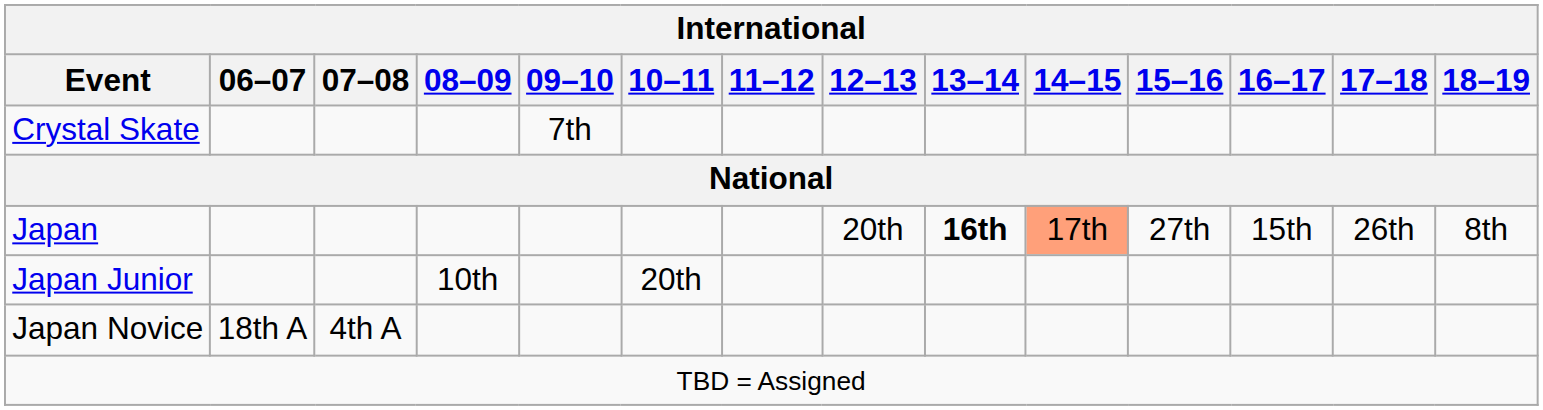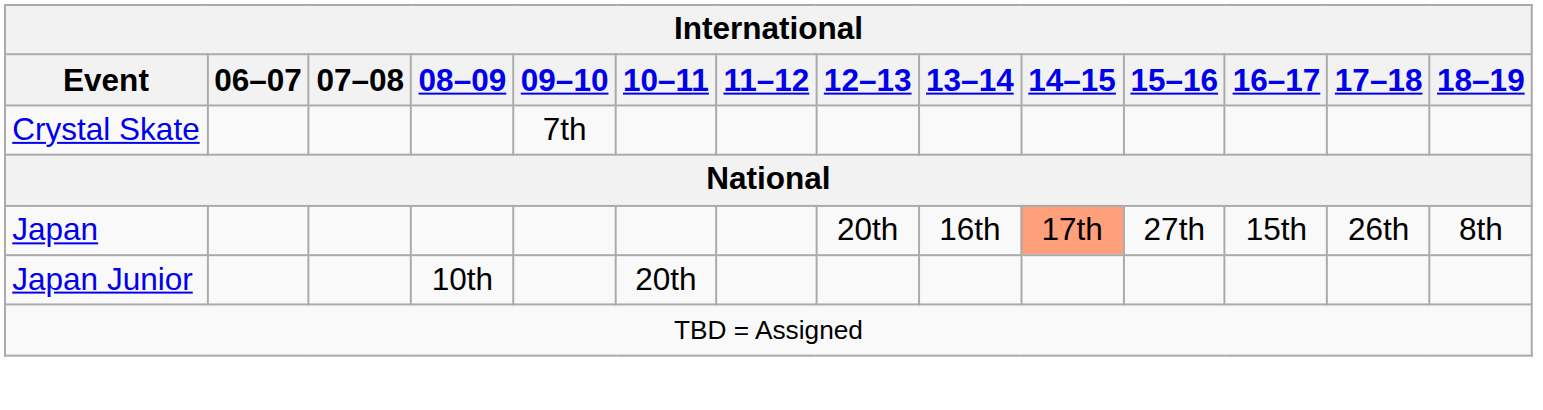(975, 229) bold -> (970, 229) normal
- row: (108, 329)
